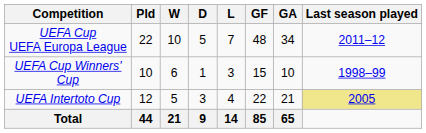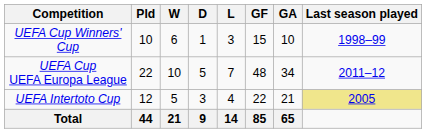rows swapped: (68, 40) <-> (68, 73)
